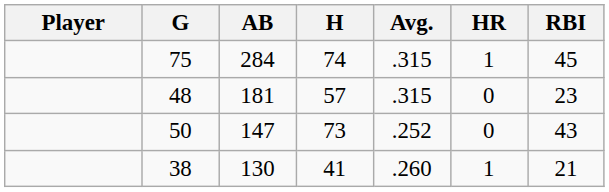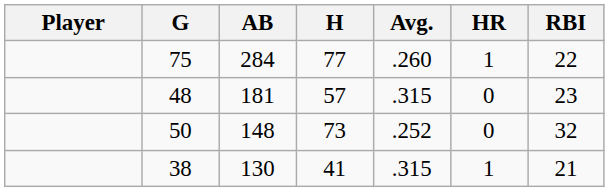(335, 58) 74 -> (335, 58) 77
(412, 58) .315 -> (412, 58) .260
(566, 58) 45 -> (566, 58) 22
(257, 131) 147 -> (257, 131) 148
(566, 131) 43 -> (566, 131) 32
(412, 167) .260 -> (412, 167) .315
